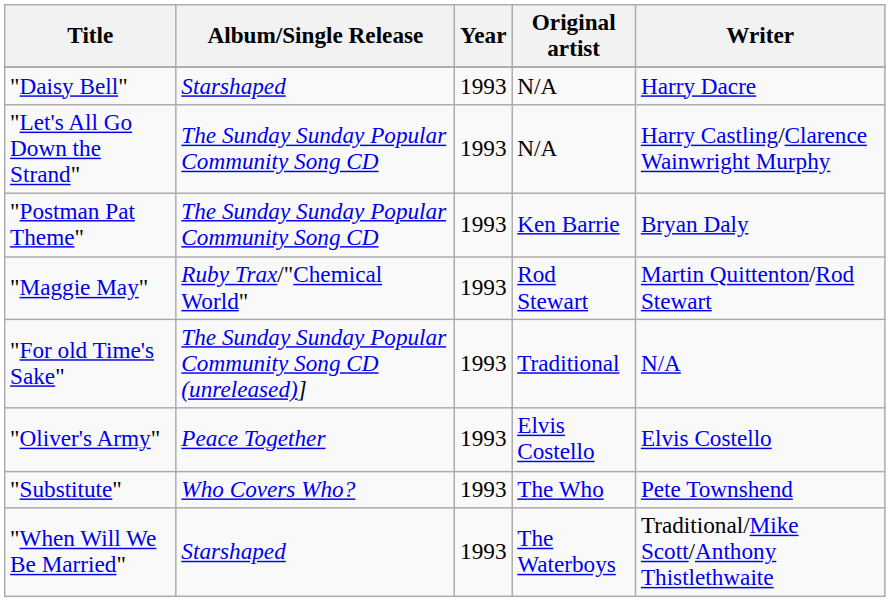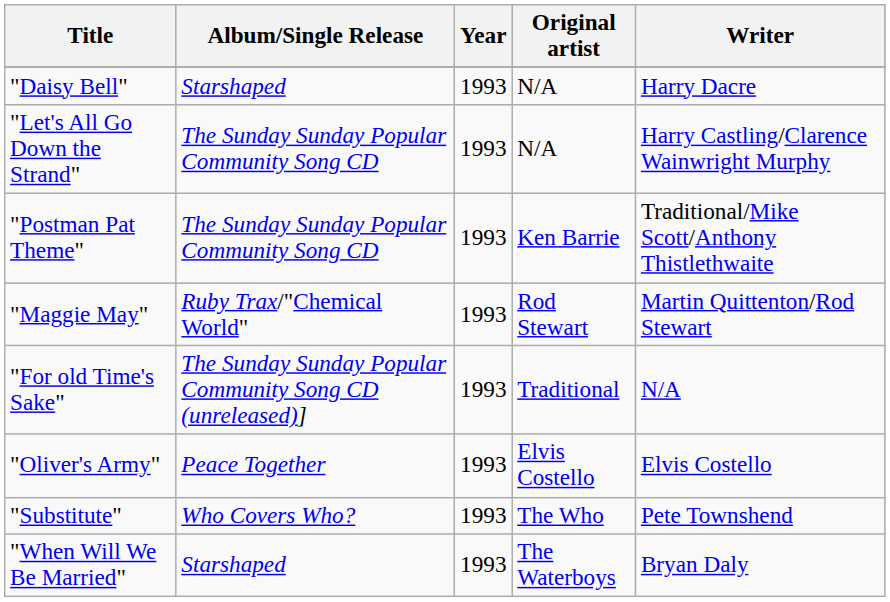(695, 224) Bryan Daly -> (720, 237) Traditional/Mike Scott/Anthony Thistlethwaite
(720, 552) Traditional/Mike Scott/Anthony Thistlethwaite -> (695, 565) Bryan Daly
